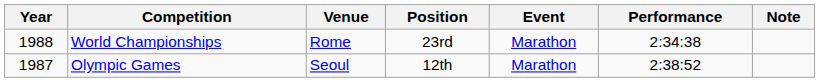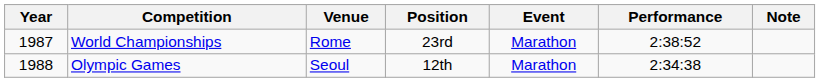(36, 41) 1988 -> (36, 41) 1987
(675, 41) 2:34:38 -> (675, 41) 2:38:52
(36, 66) 1987 -> (36, 66) 1988
(675, 66) 2:38:52 -> (675, 66) 2:34:38
